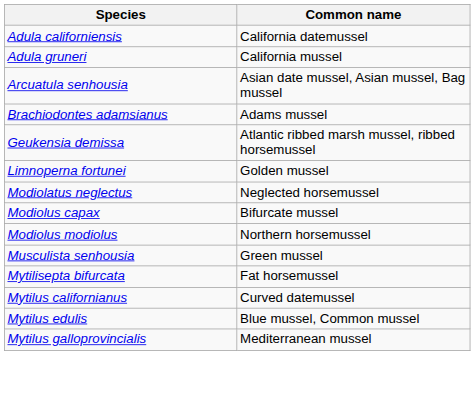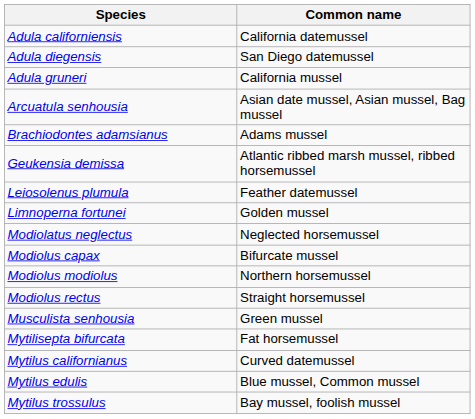+ row: (54, 57)
+ row: (68, 192)
+ row: (54, 297)
- row: (77, 339)
+ row: (57, 402)
